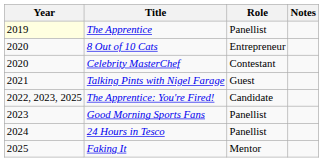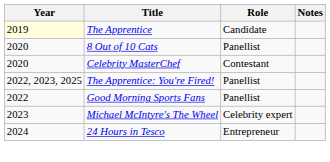(248, 30) Panellist -> (245, 30) Candidate
(257, 47) Entrepreneur -> (242, 47) Panellist
- row: (156, 81)
(251, 98) Candidate -> (242, 81) Panellist
(18, 115) 2023 -> (18, 98) 2022
+ row: (152, 115)
(248, 132) Panellist -> (251, 132) Entrepreneur
- row: (107, 149)
